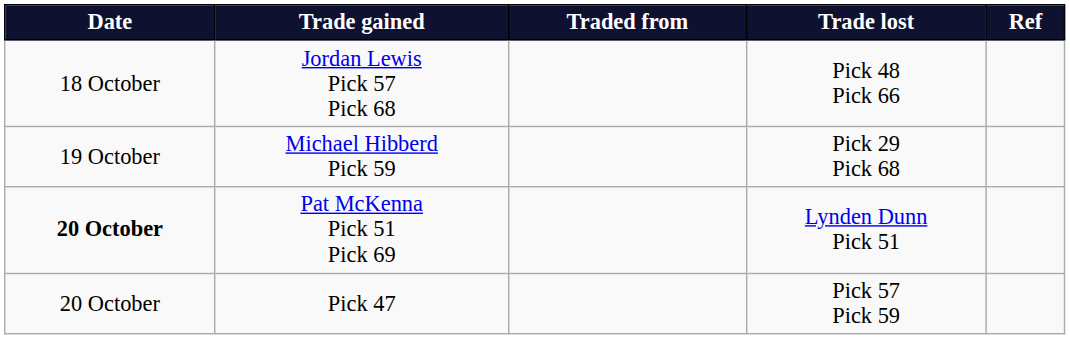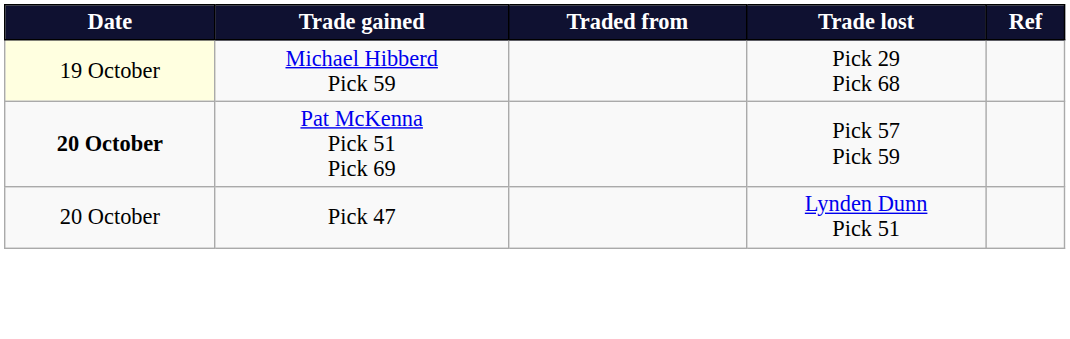- row: (362, 82)
(110, 156) no background -> (110, 70) lightyellow background
(866, 229) Lynden Dunn Pick 51 -> (866, 143) Pick 57 Pick 59
(866, 302) Pick 57 Pick 59 -> (866, 217) Lynden Dunn Pick 51
